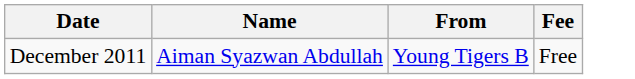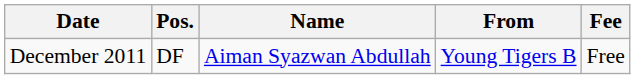+ column: (175, 21)
